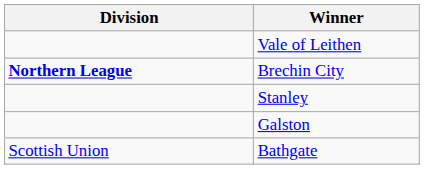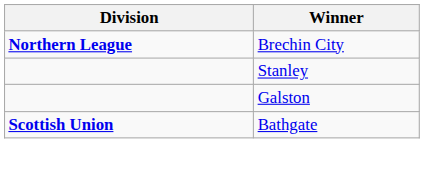- row: (309, 44)
(59, 151) normal -> (61, 124) bold
